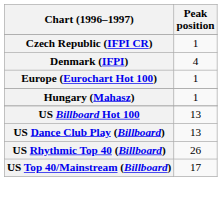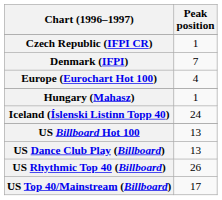(195, 61) 4 -> (195, 61) 7
(195, 79) 1 -> (195, 79) 4
+ row: (89, 114)
